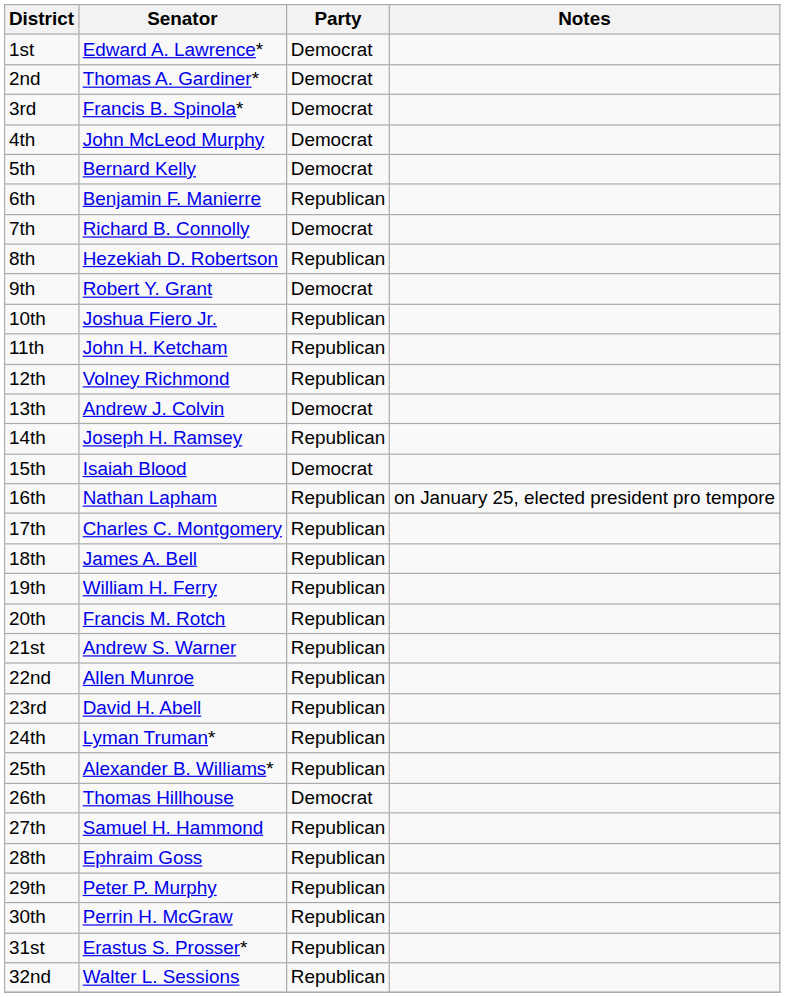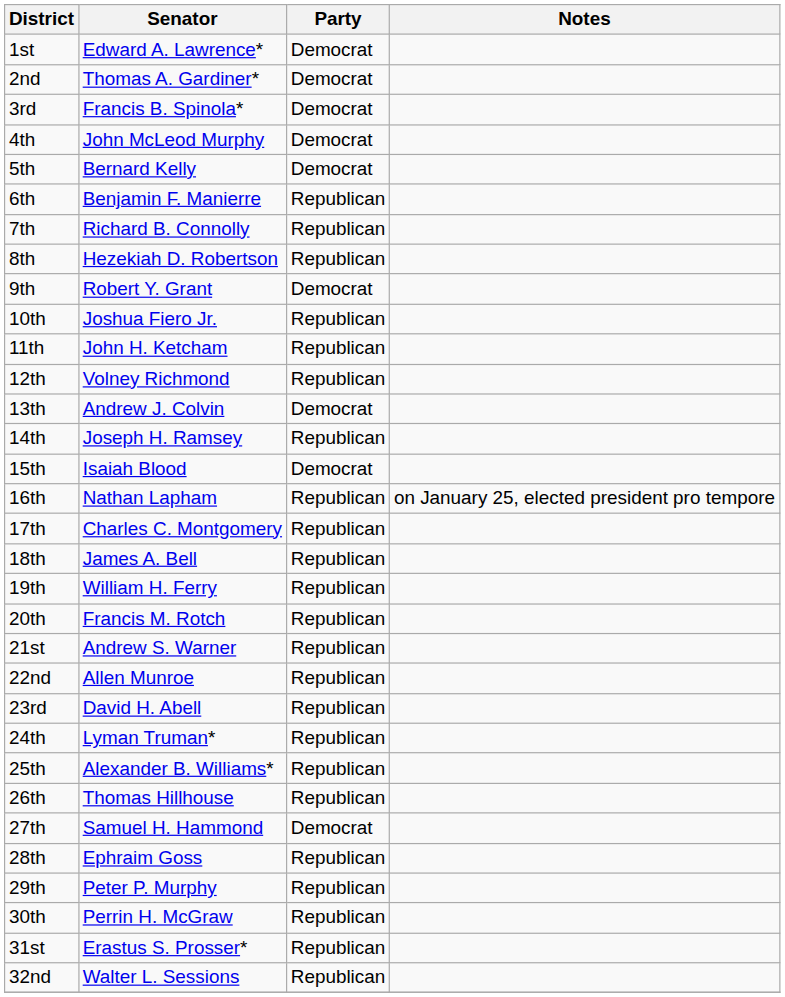(332, 229) Democrat -> (338, 229) Republican
(332, 797) Democrat -> (338, 797) Republican
(338, 827) Republican -> (332, 827) Democrat
